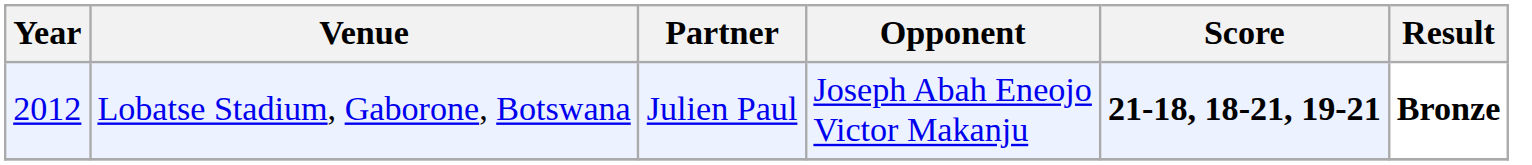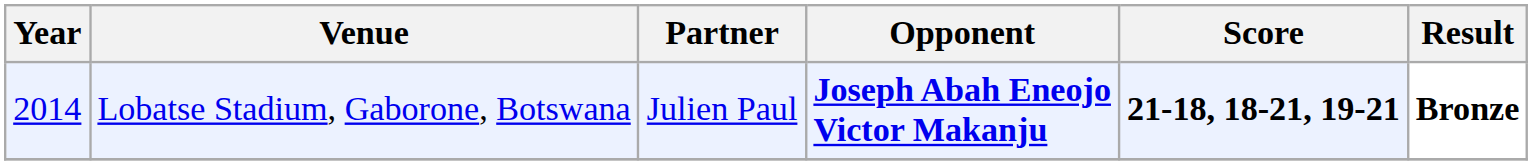(47, 109) 2012 -> (47, 109) 2014
(953, 109) normal -> (962, 109) bold
